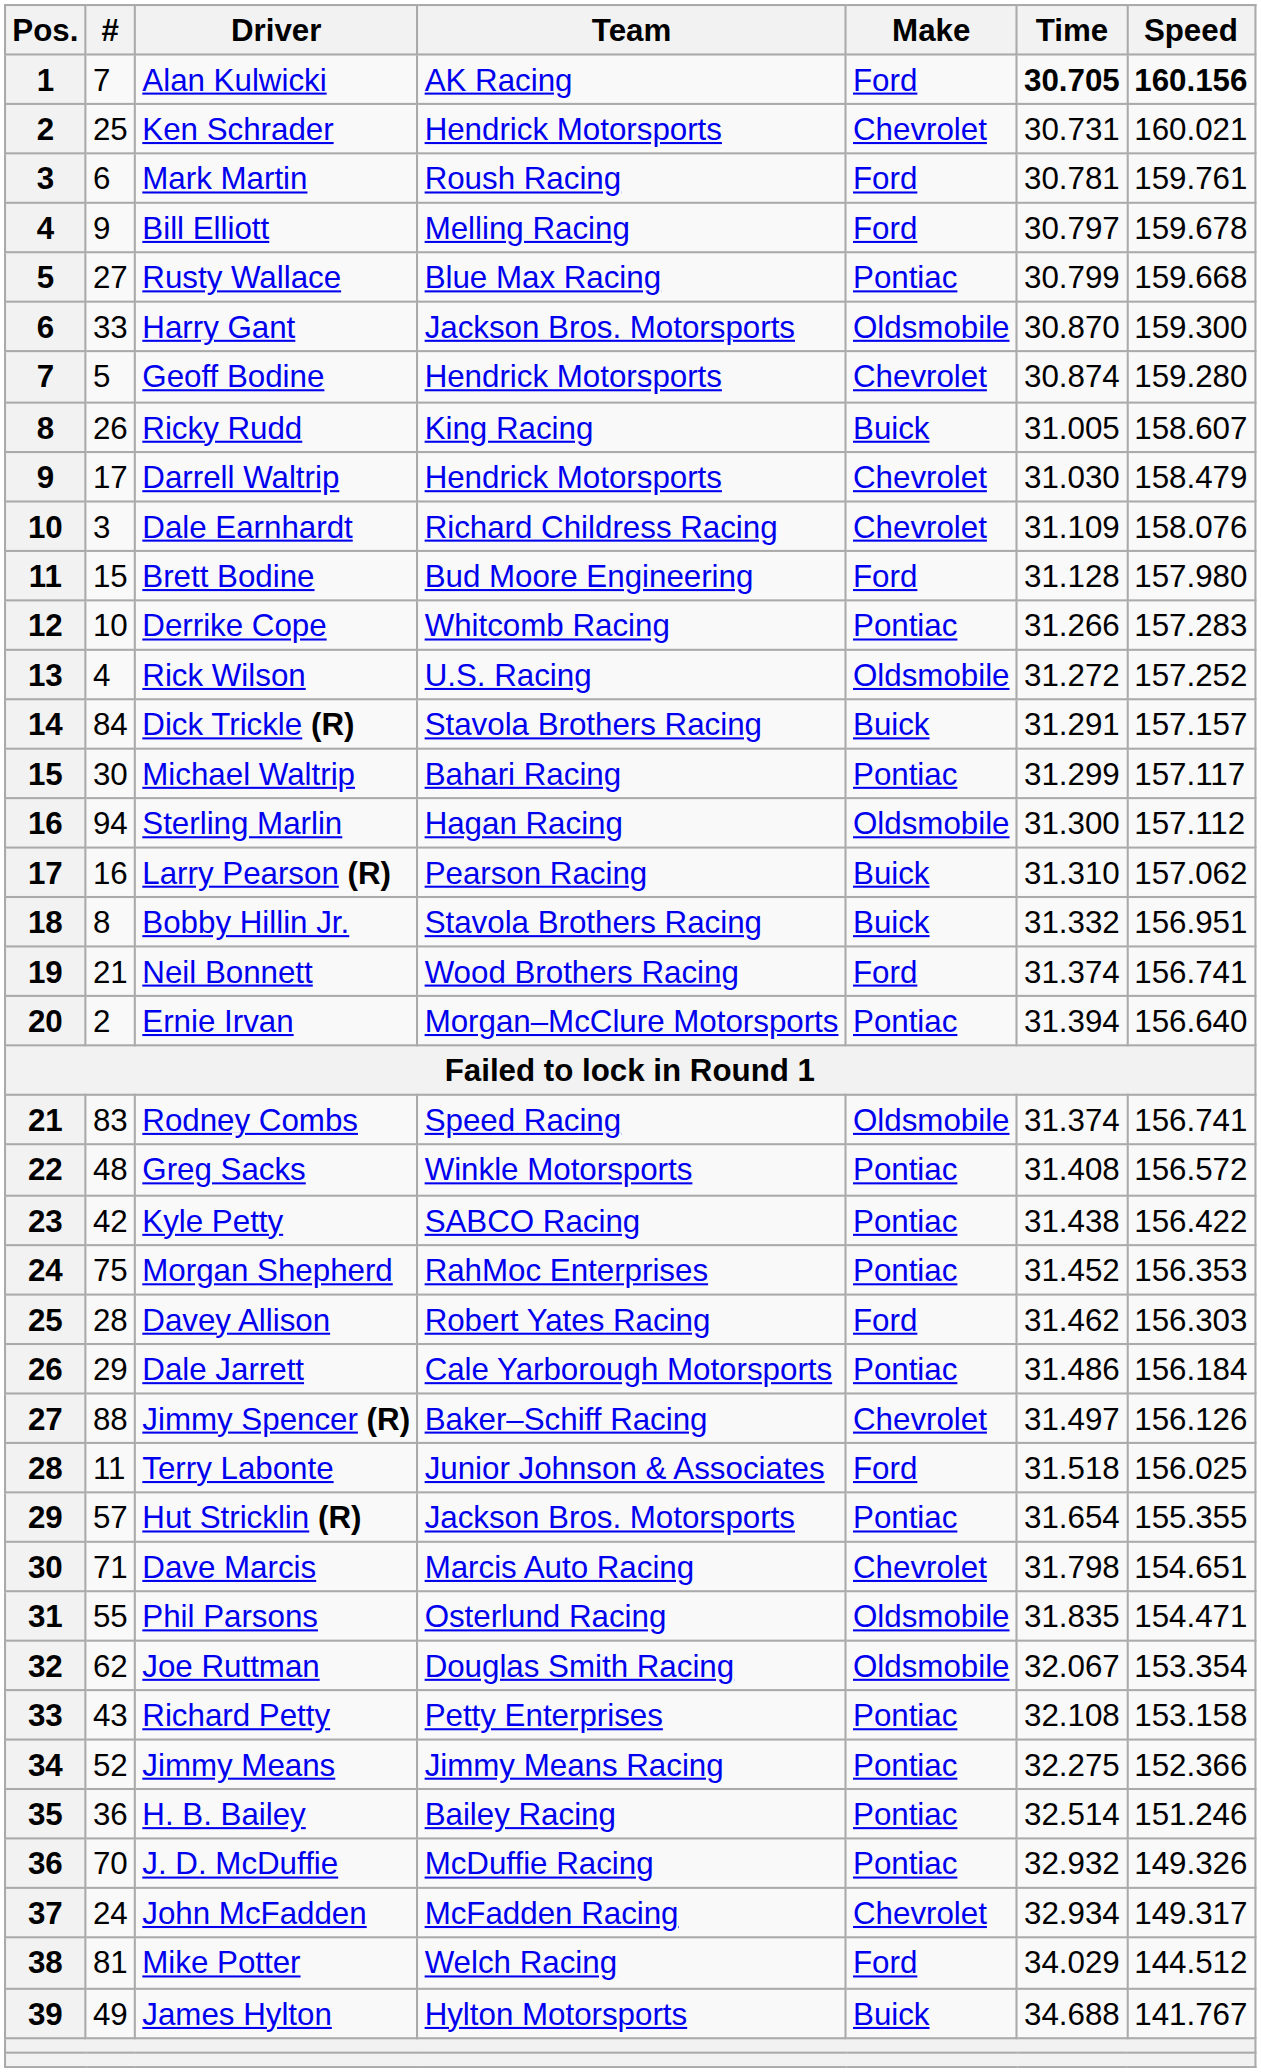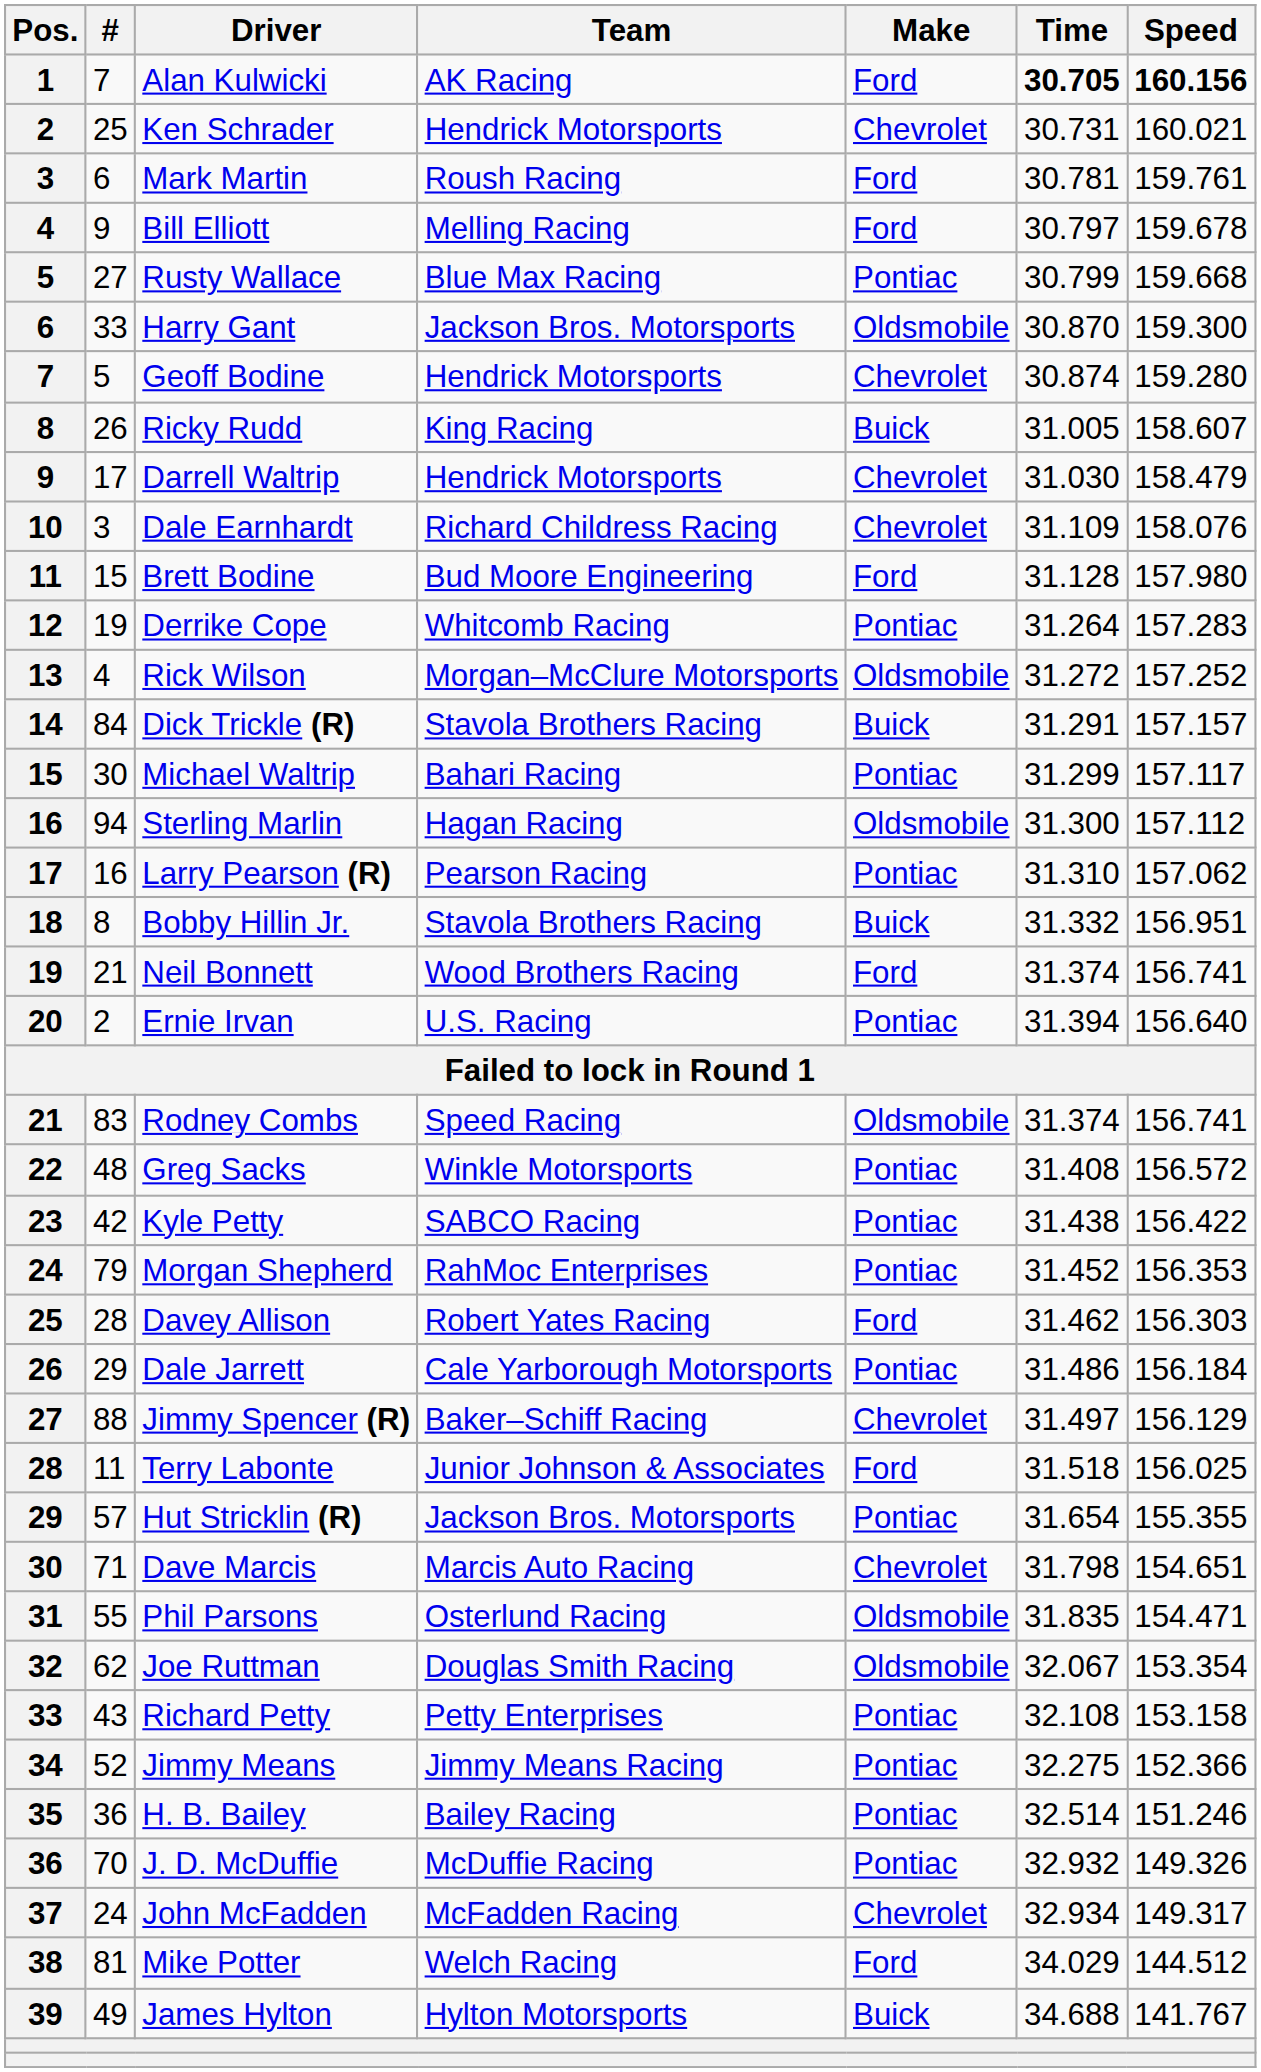(110, 625) 10 -> (110, 625) 19
(1072, 625) 31.266 -> (1072, 625) 31.264
(508, 674) U.S. Racing -> (632, 674) Morgan–McClure Motorsports
(891, 873) Buick -> (905, 873) Pontiac
(632, 1021) Morgan–McClure Motorsports -> (508, 1021) U.S. Racing
(110, 1269) 75 -> (110, 1269) 79
(1191, 1418) 156.126 -> (1191, 1418) 156.129
